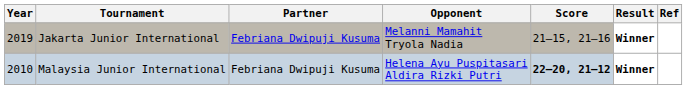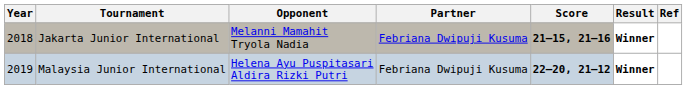columns swapped: (306, 13) <-> (456, 13)
(20, 38) 2019 -> (20, 38) 2018
(572, 38) normal -> (572, 38) bold
(20, 69) 2010 -> (20, 69) 2019
